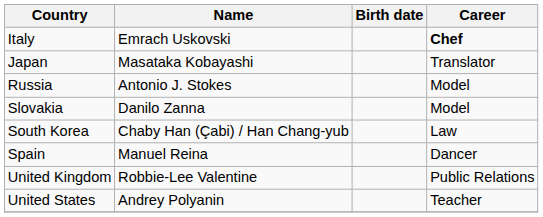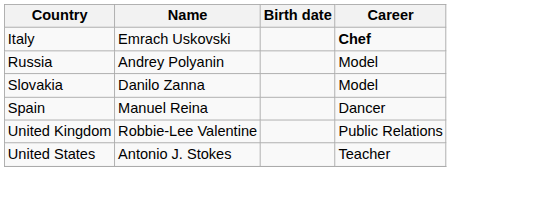- row: (28, 62)
(175, 85) Antonio J. Stokes -> (171, 62) Andrey Polyanin
- row: (48, 131)
(171, 200) Andrey Polyanin -> (175, 154) Antonio J. Stokes
